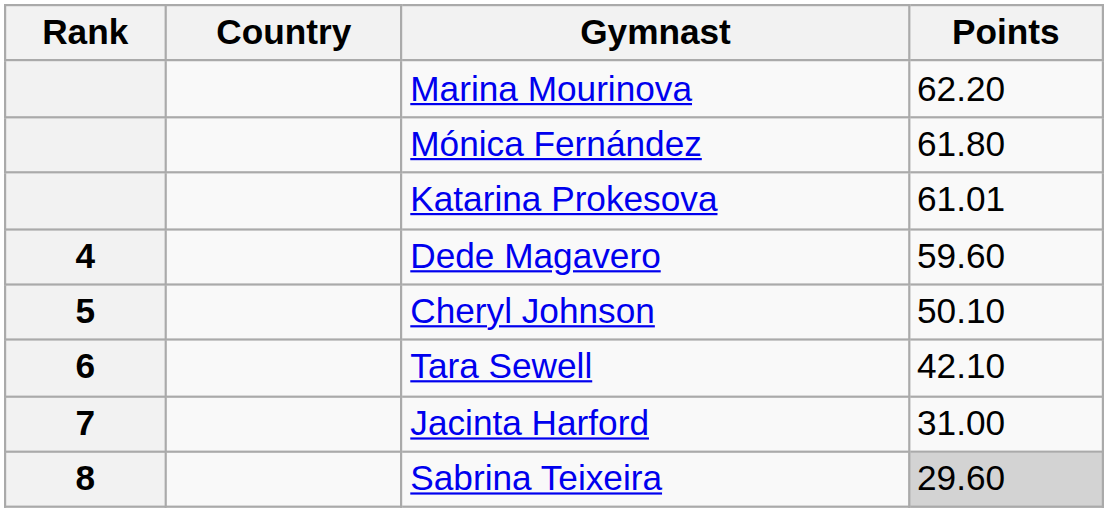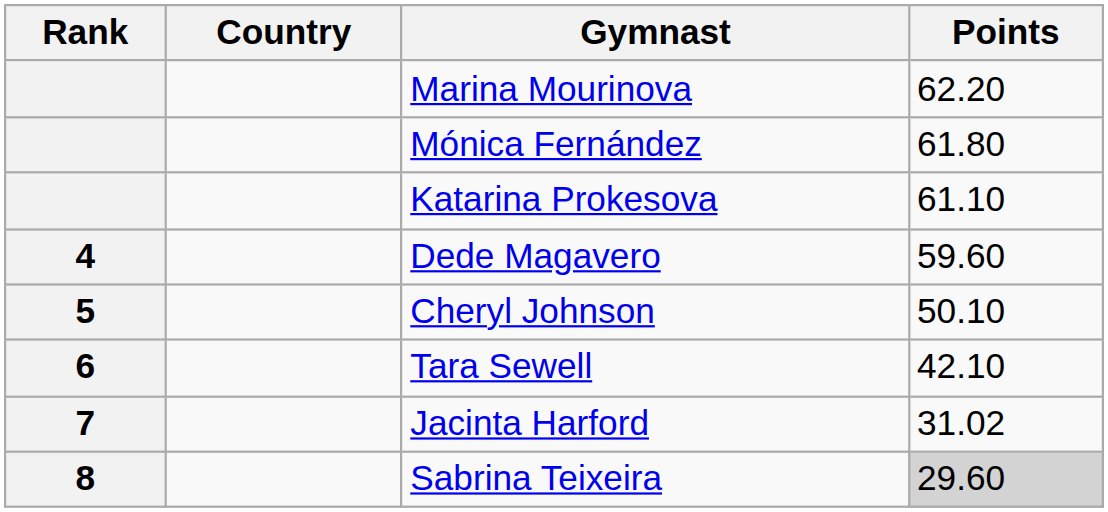(961, 199) 61.01 -> (961, 199) 61.10
(961, 423) 31.00 -> (961, 423) 31.02
